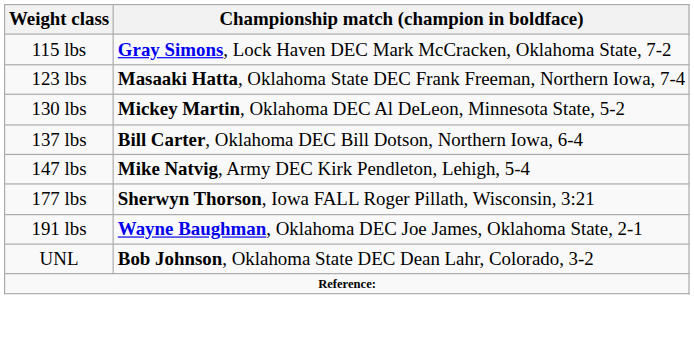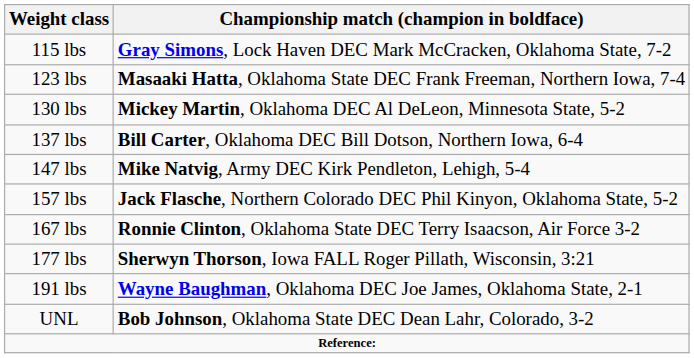+ row: (59, 199)
+ row: (59, 229)
